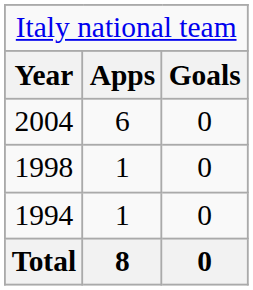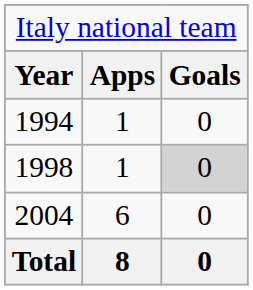rows swapped: (44, 214) <-> (44, 121)
(205, 167) no background -> (205, 167) lightgrey background
